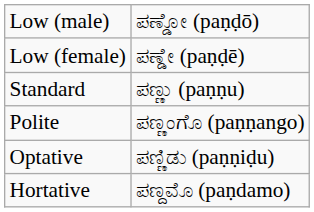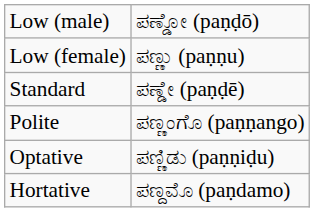(190, 55) ಪಣ್ಡೇ (paṇḍē) -> (190, 55) ಪಣ್ಣು (paṇṇu)
(190, 88) ಪಣ್ಣು (paṇṇu) -> (190, 88) ಪಣ್ಡೇ (paṇḍē)
